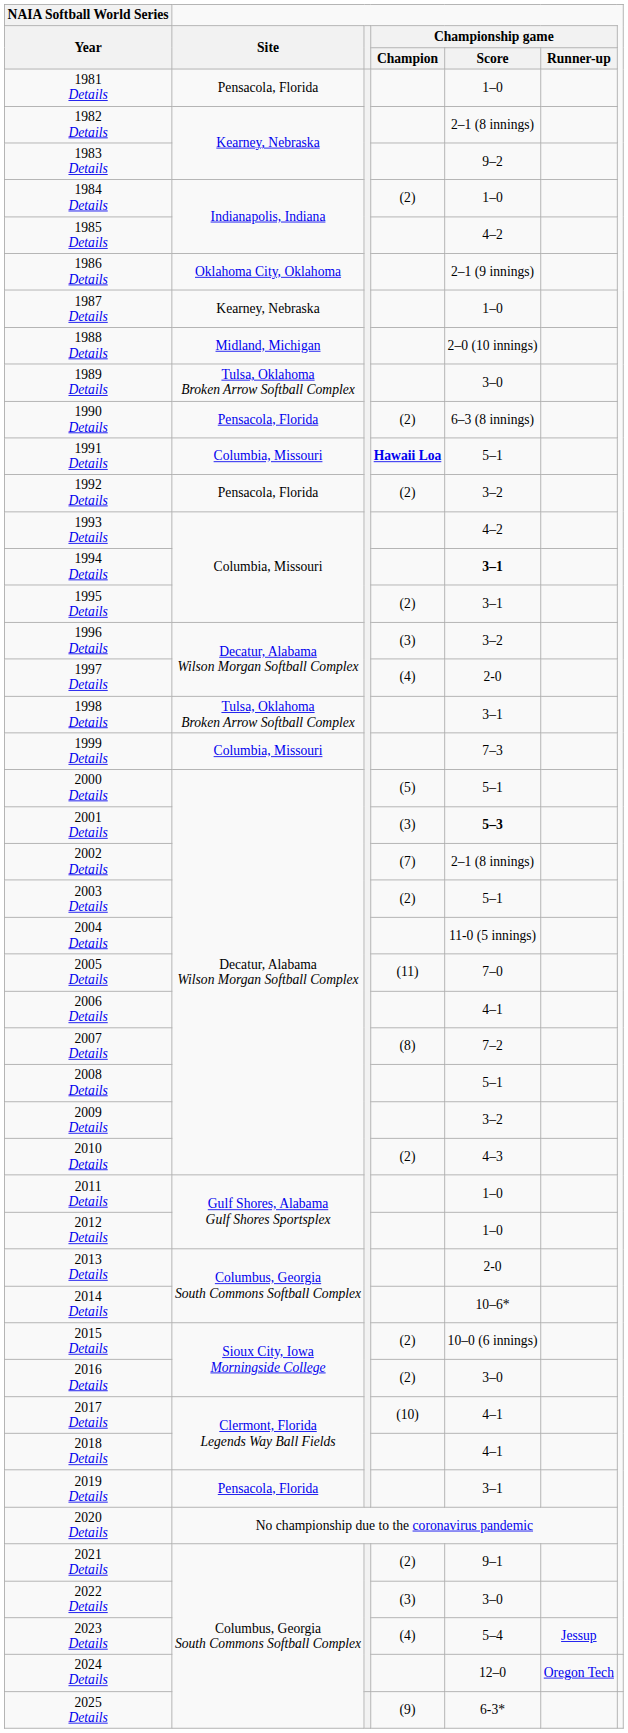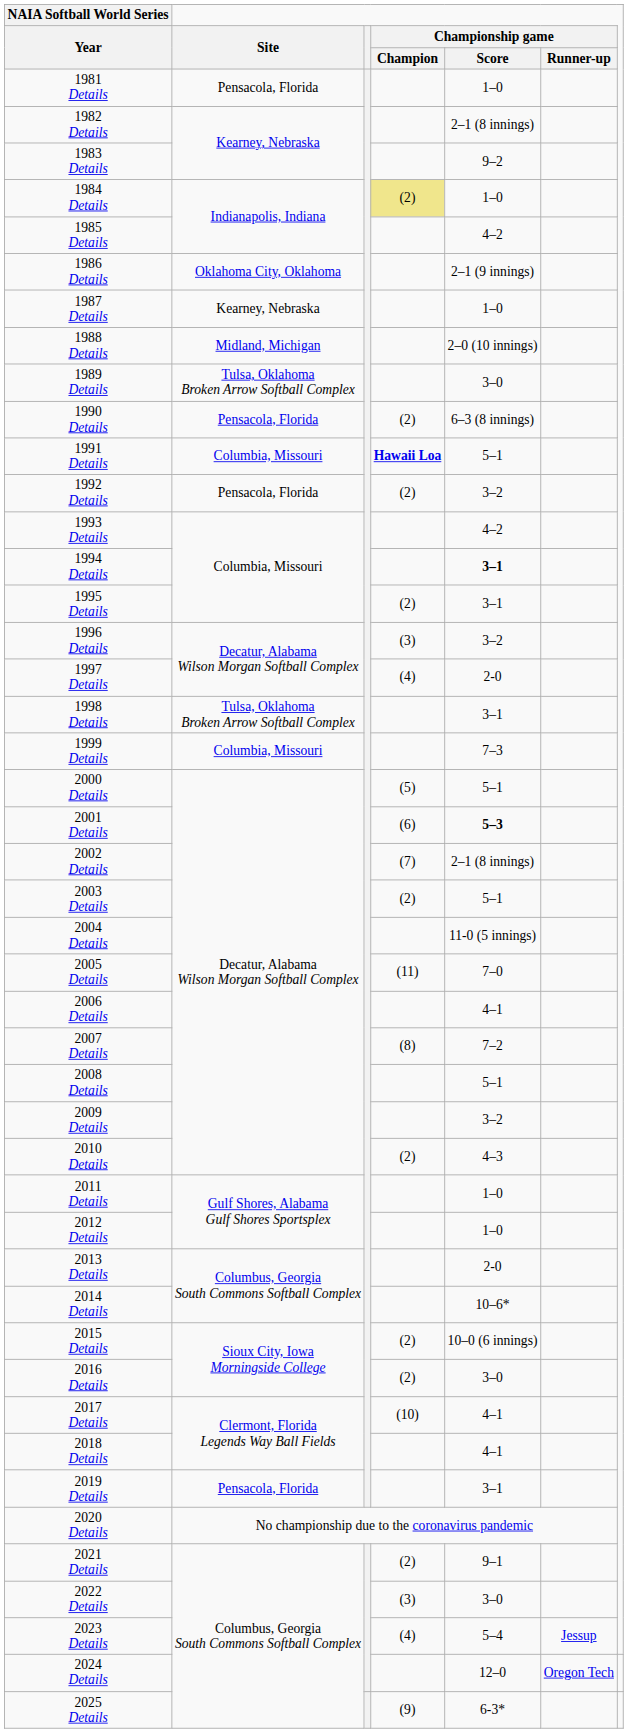(407, 198) no background -> (407, 198) khaki background
(407, 825) (3) -> (407, 825) (6)
